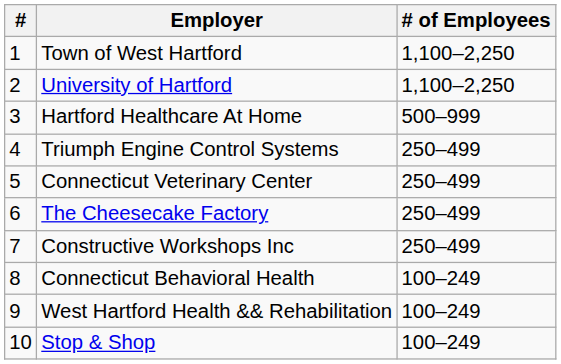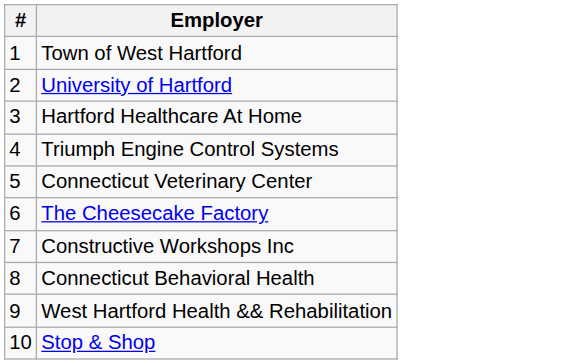- column: (476, 20)
